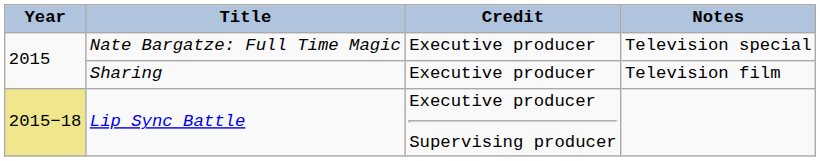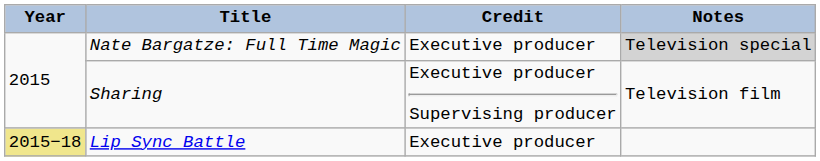(718, 47) no background -> (718, 47) lightgrey background
(503, 75) Executive producer -> (513, 95) Executive producer Supervising producer
(513, 123) Executive producer Supervising producer -> (503, 142) Executive producer
